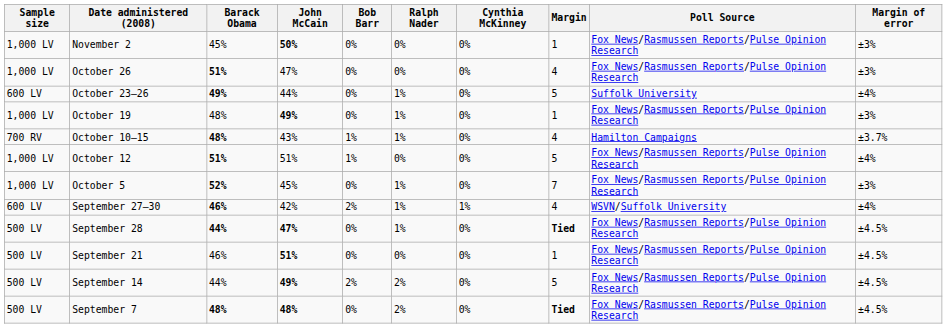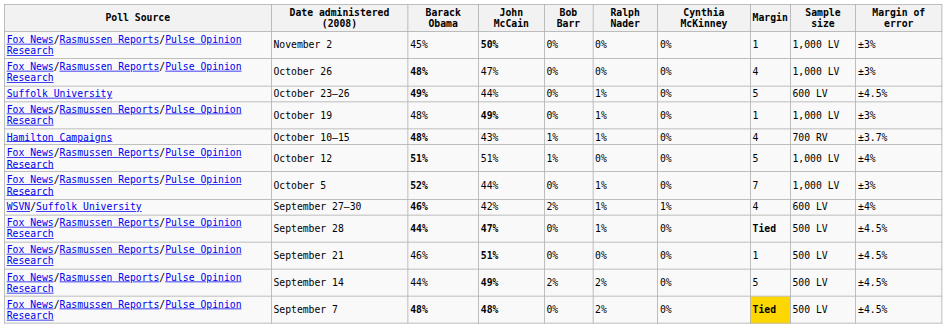columns swapped: (722, 18) <-> (37, 18)
(218, 72) 51% -> (419, 72) 48%
(867, 94) ±4% -> (873, 94) ±4.5%
(288, 185) 45% -> (490, 185) 44%
(563, 310) no background -> (764, 310) gold background
